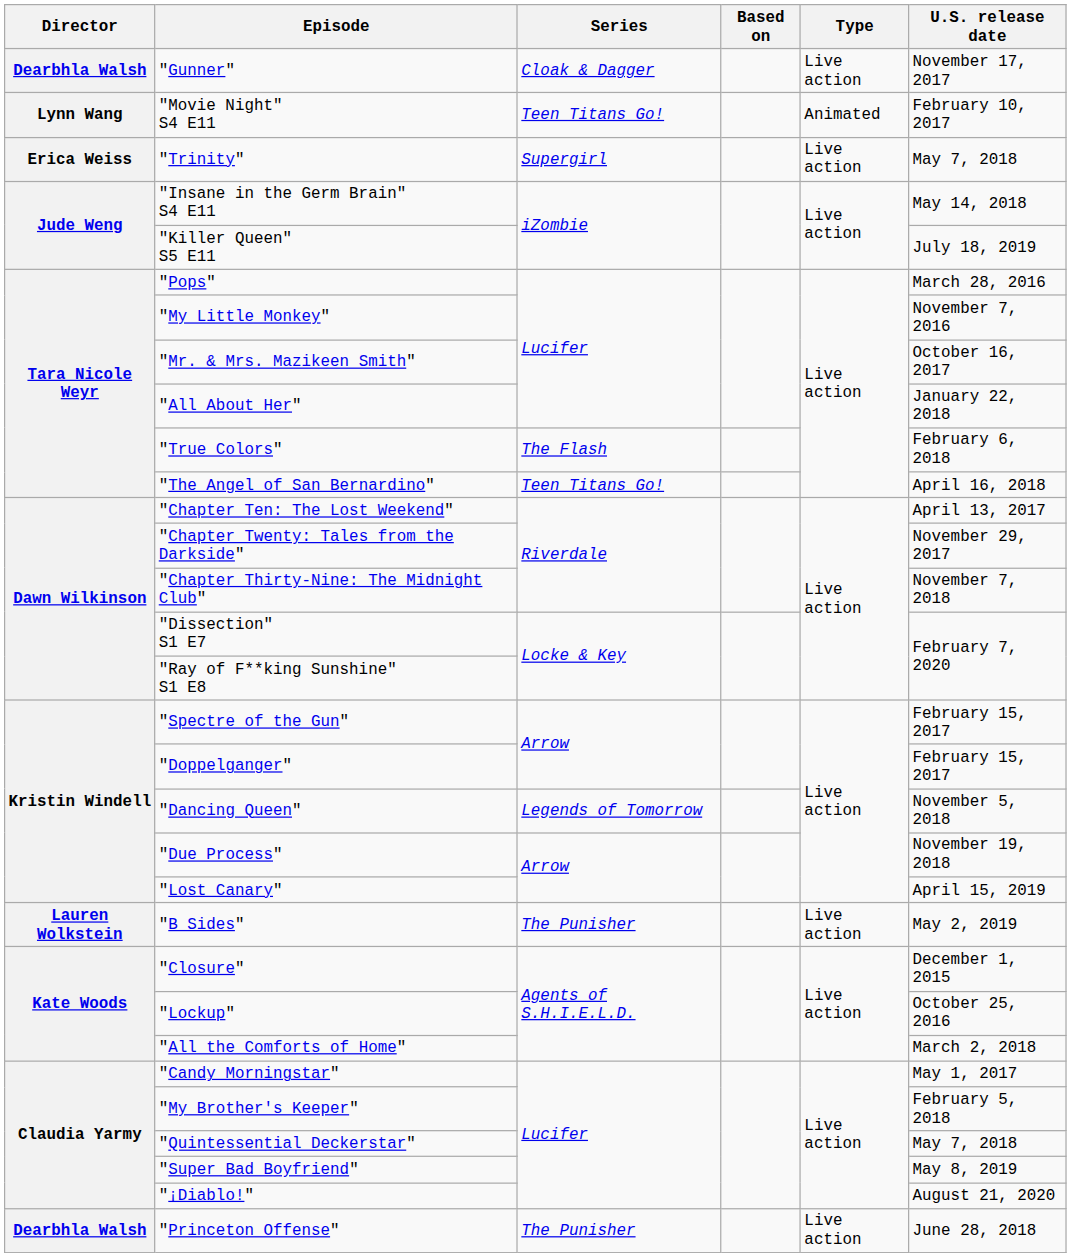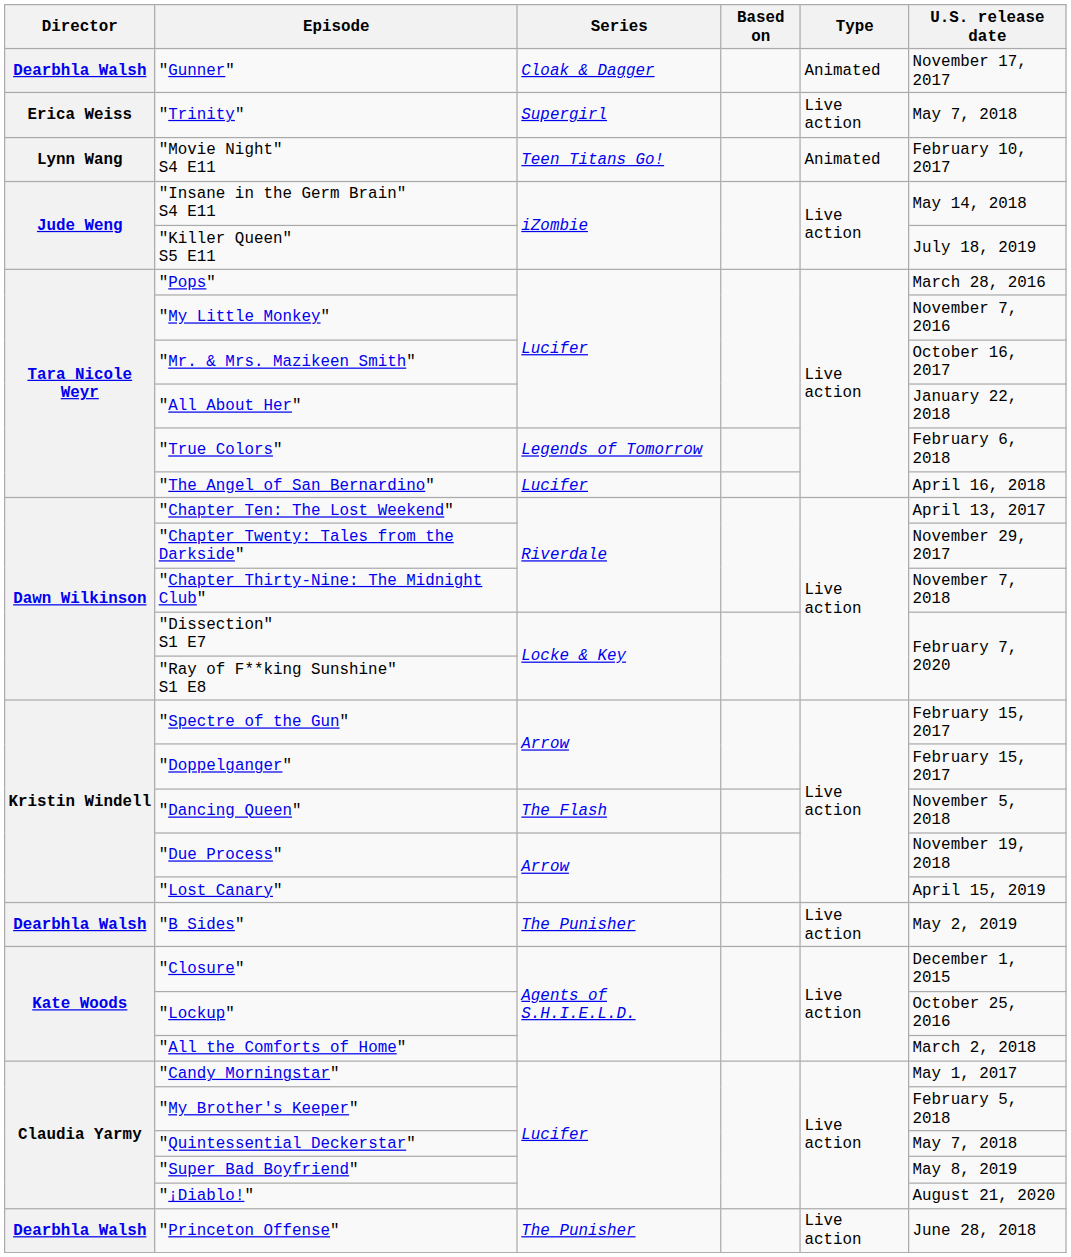(833, 71) Live action -> (842, 71) Animated
rows swapped: (221, 115) <-> (202, 159)
(564, 450) The Flash -> (612, 450) Legends of Tomorrow
(593, 485) Teen Titans Go! -> (555, 485) Lucifer
(612, 811) Legends of Tomorrow -> (564, 811) The Flash
(80, 925) Lauren Wolkstein -> (80, 925) Dearbhla Walsh
